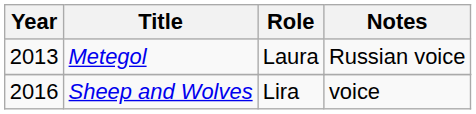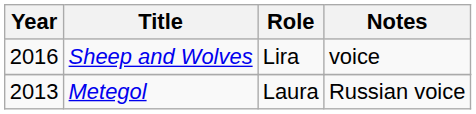rows swapped: (108, 56) <-> (161, 91)
